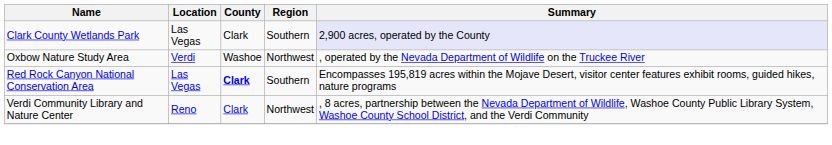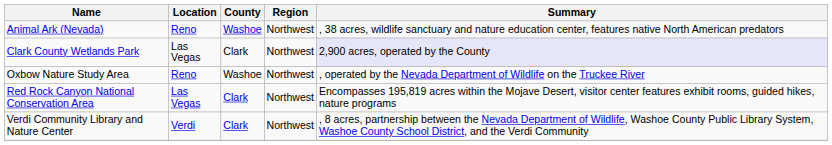+ row: (55, 29)
(288, 35) Southern -> (290, 52) Northwest
(183, 58) Verdi -> (184, 74) Reno
(237, 80) bold -> (236, 97) normal
(288, 80) Southern -> (290, 97) Northwest
(184, 109) Reno -> (183, 126) Verdi
